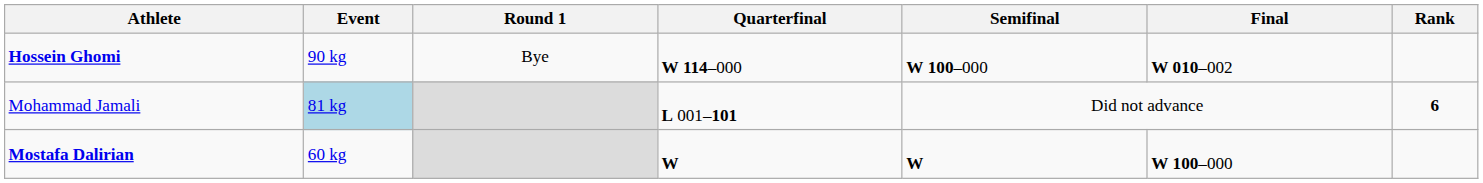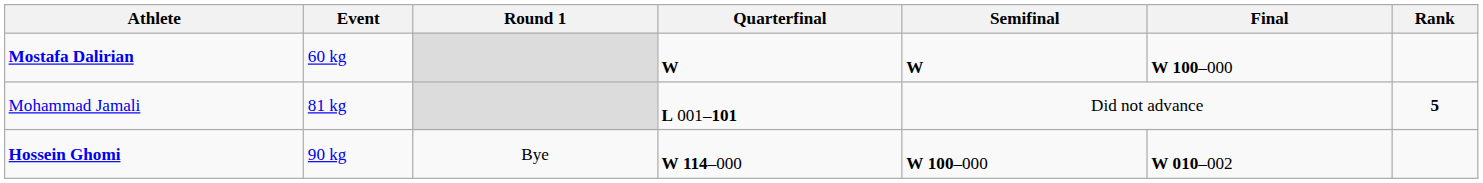rows swapped: (71, 154) <-> (65, 57)
(327, 105) lightblue background -> (327, 105) no background
(1435, 105) 6 -> (1435, 105) 5
